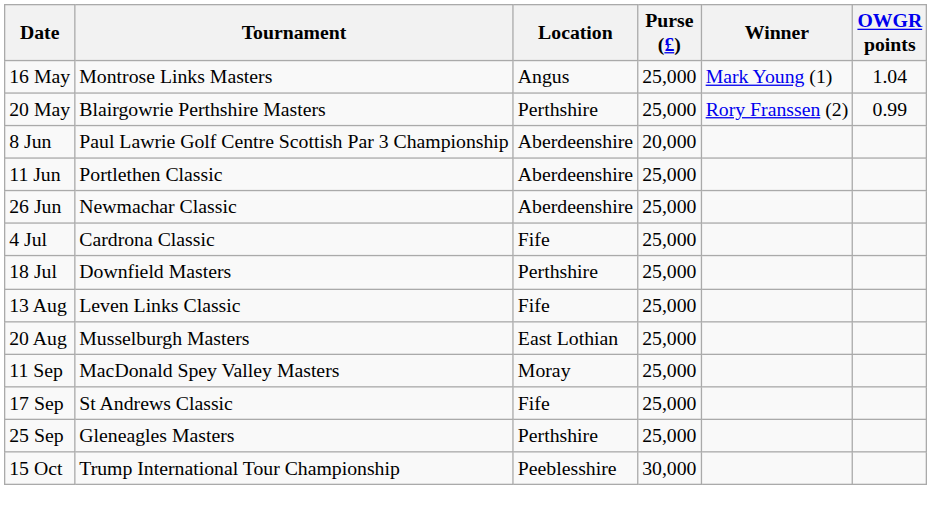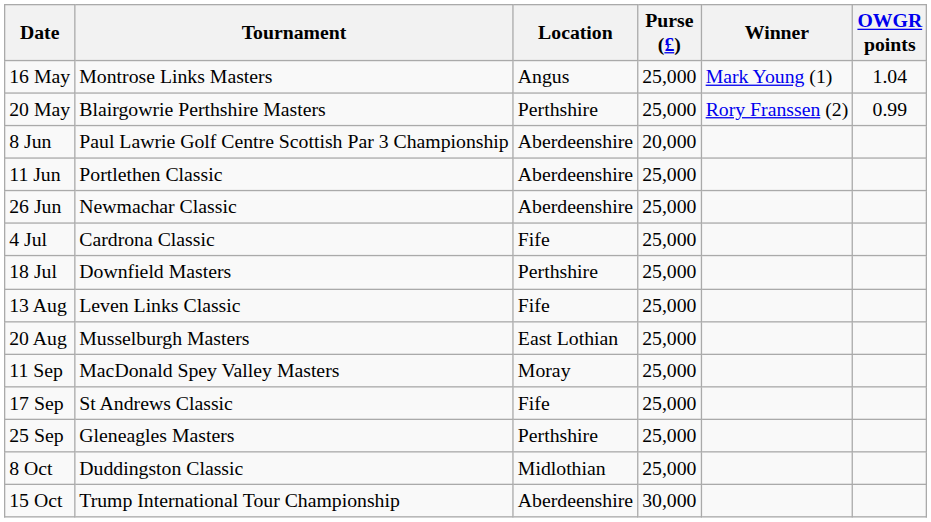+ row: (31, 467)
(567, 467) Peeblesshire -> (575, 500) Aberdeenshire
